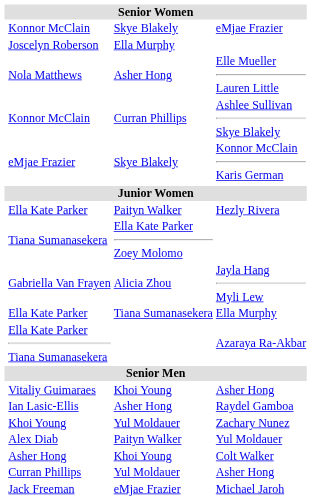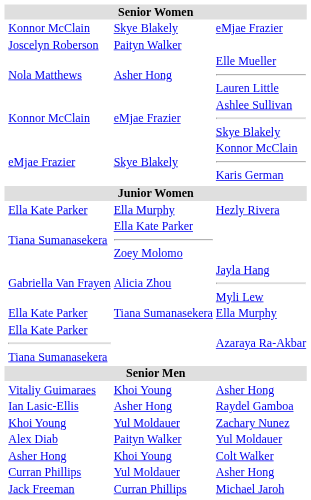(144, 45) Ella Murphy -> (148, 45) Paityn Walker
(150, 118) Curran Phillips -> (147, 118) eMjae Frazier
(148, 210) Paityn Walker -> (144, 210) Ella Murphy
(147, 489) eMjae Frazier -> (150, 489) Curran Phillips
